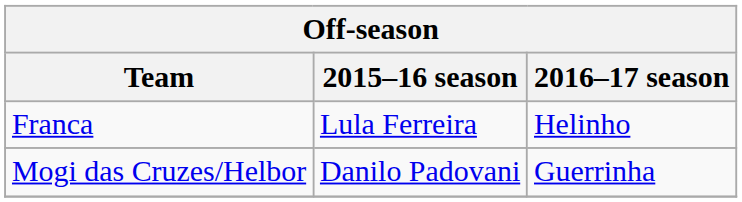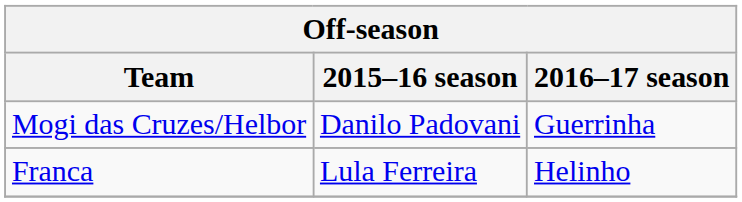rows swapped: (53, 124) <-> (159, 171)
